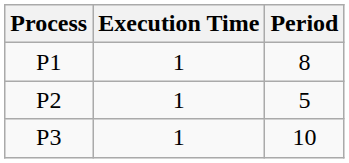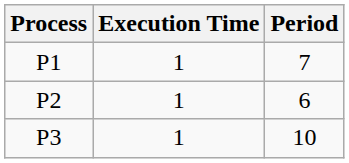(304, 61) 8 -> (304, 61) 7
(304, 99) 5 -> (304, 99) 6
